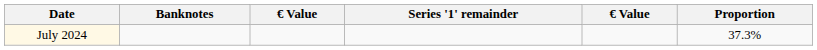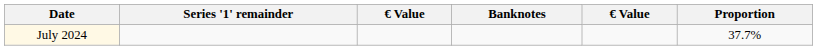columns swapped: (185, 14) <-> (463, 14)
(745, 34) 37.3% -> (745, 34) 37.7%
